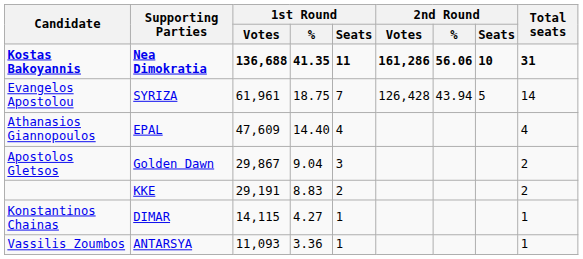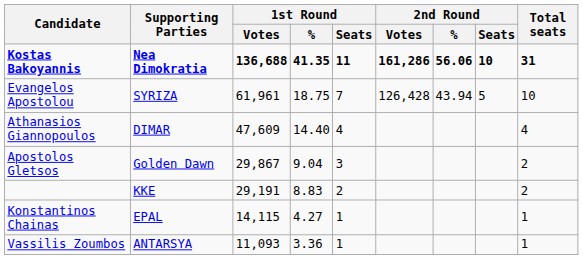(528, 95) 14 -> (528, 95) 10
(148, 129) EPAL -> (152, 129) DIMAR
(152, 217) DIMAR -> (148, 217) EPAL
